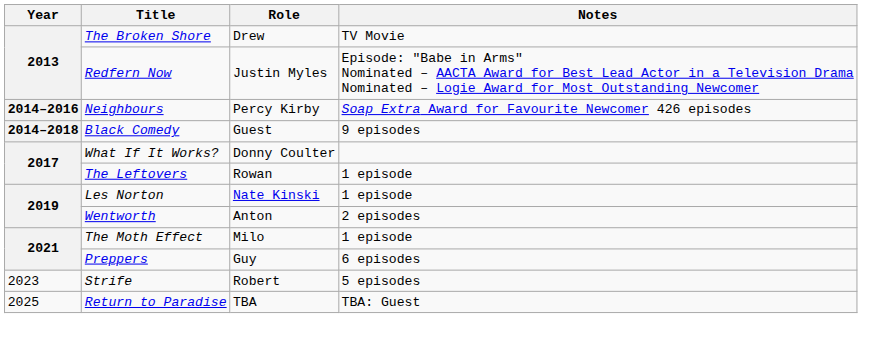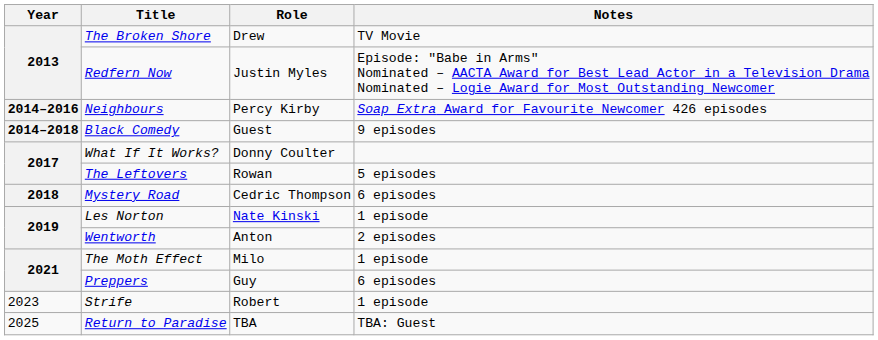(377, 174) 1 episode -> (397, 174) 5 episodes
+ row: (132, 195)
(381, 281) 5 episodes -> (393, 302) 1 episode
